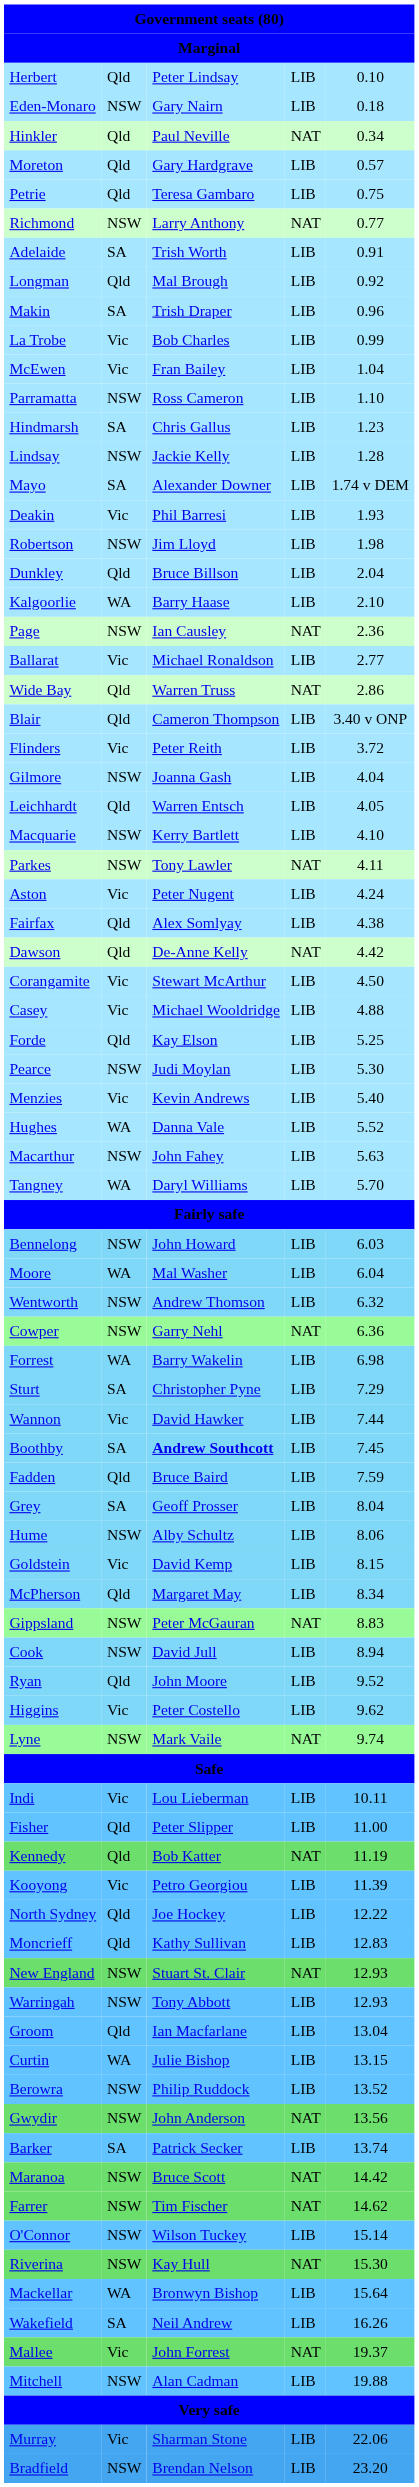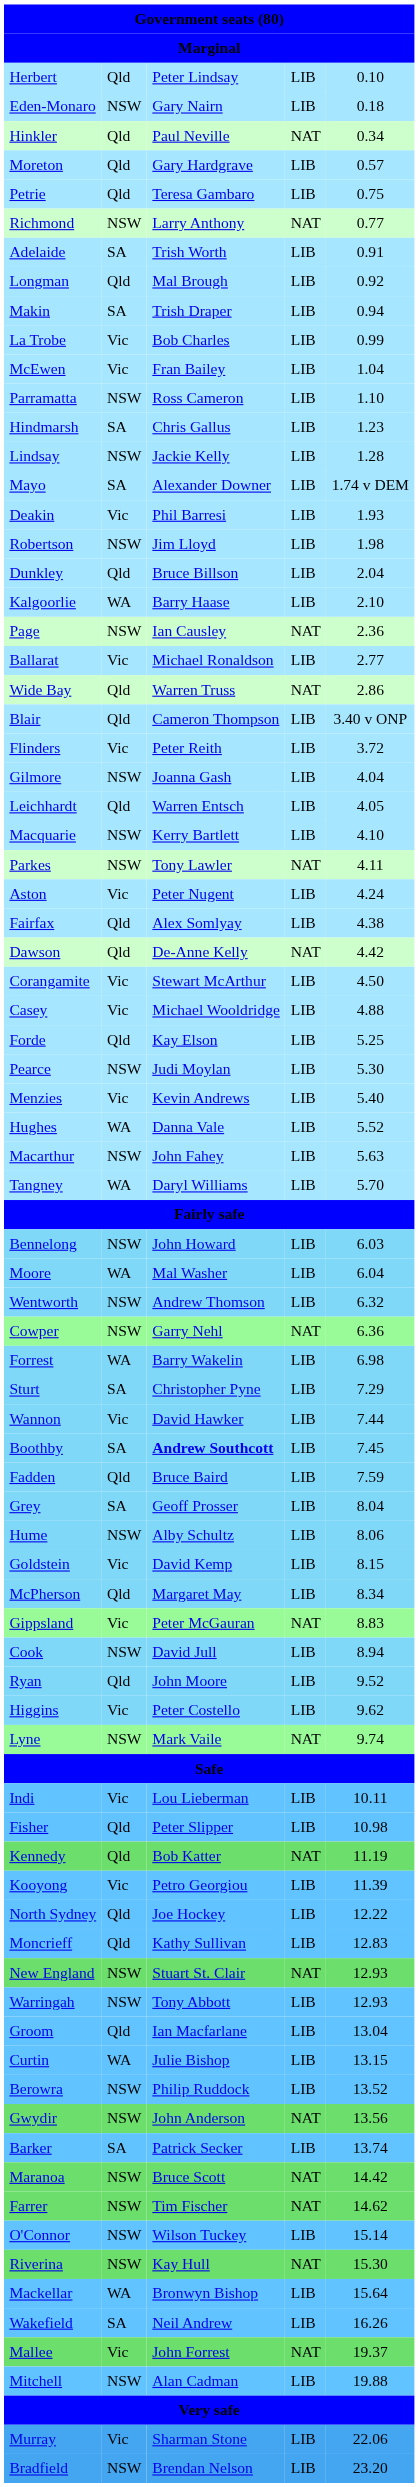(370, 310) 0.96 -> (370, 310) 0.94
(124, 1622) NSW -> (118, 1622) Vic
(370, 1826) 11.00 -> (370, 1826) 10.98
